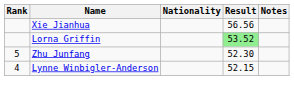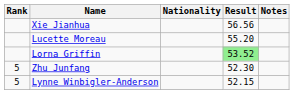+ row: (69, 40)
(17, 68) 4 -> (17, 83) 5
